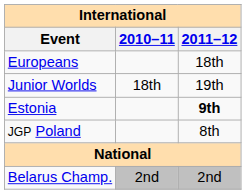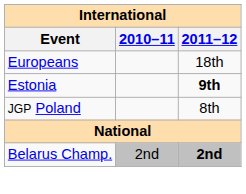- row: (52, 85)
(209, 177) normal -> (209, 154) bold
